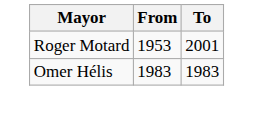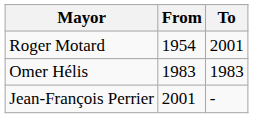(154, 44) 1953 -> (179, 44) 1954
+ row: (82, 98)
